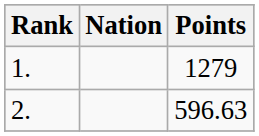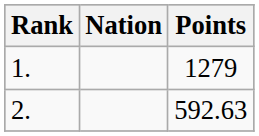(211, 109) 596.63 -> (211, 109) 592.63
